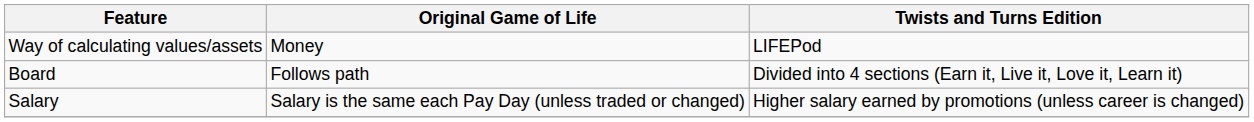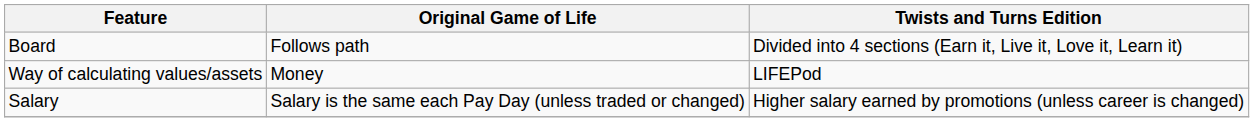rows swapped: (32, 74) <-> (135, 46)
